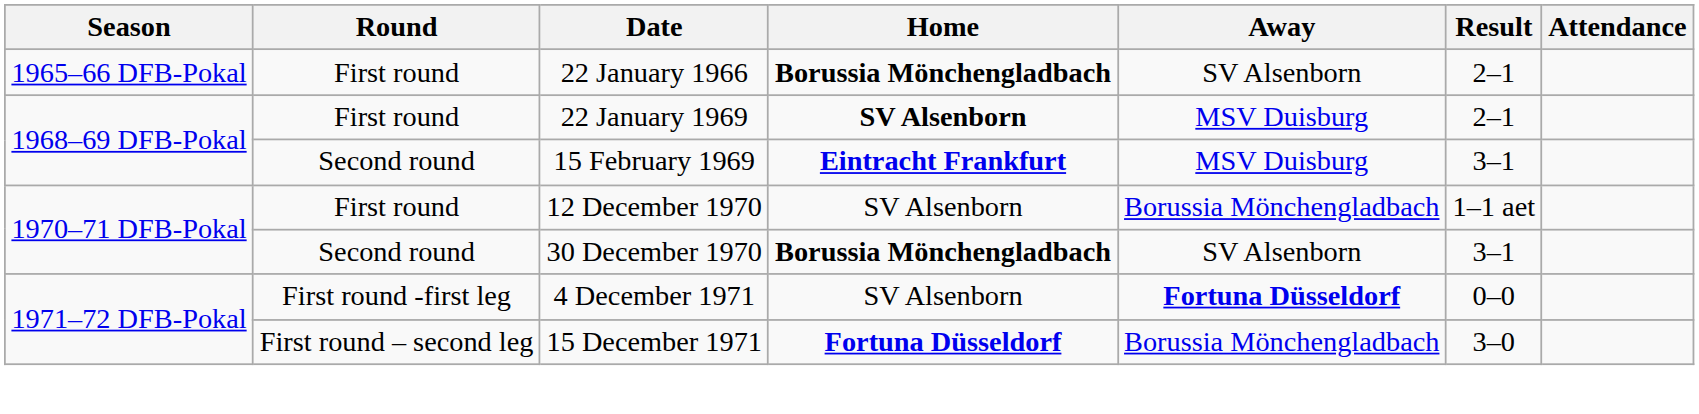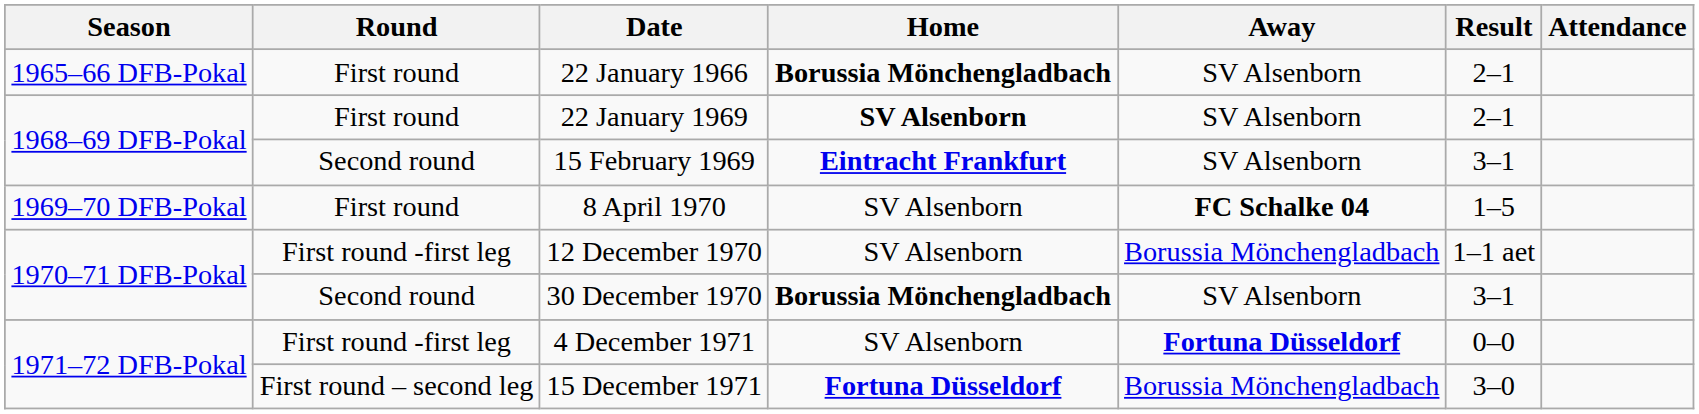(1282, 116) MSV Duisburg -> (1282, 116) SV Alsenborn
(1282, 161) MSV Duisburg -> (1282, 161) SV Alsenborn
+ row: (654, 206)
(397, 206) First round -> (397, 251) First round -first leg
